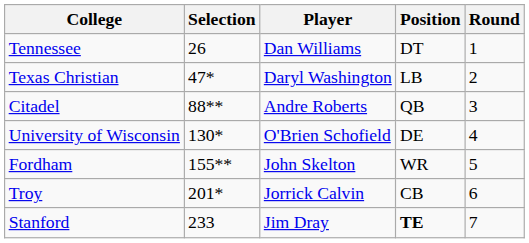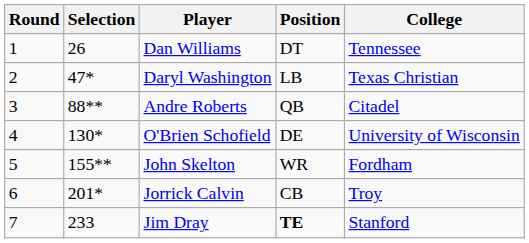columns swapped: (494, 19) <-> (94, 19)
